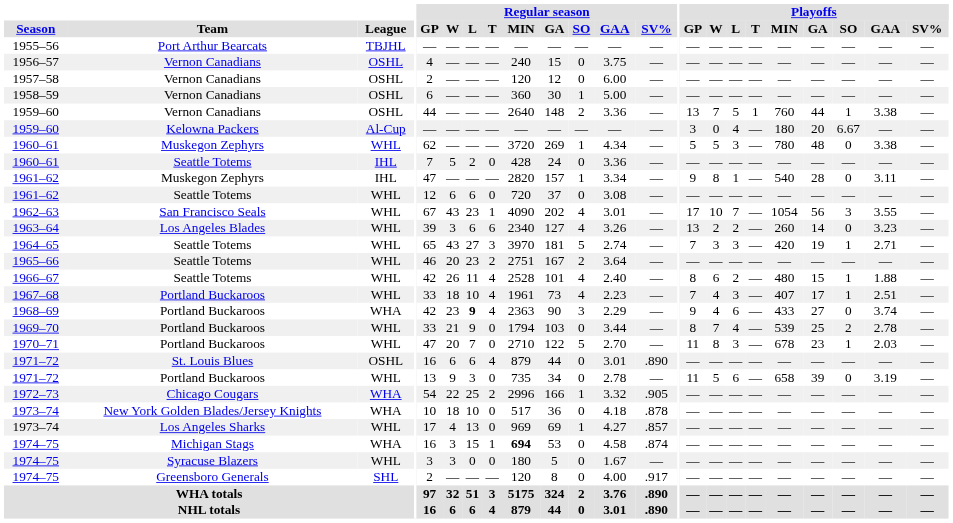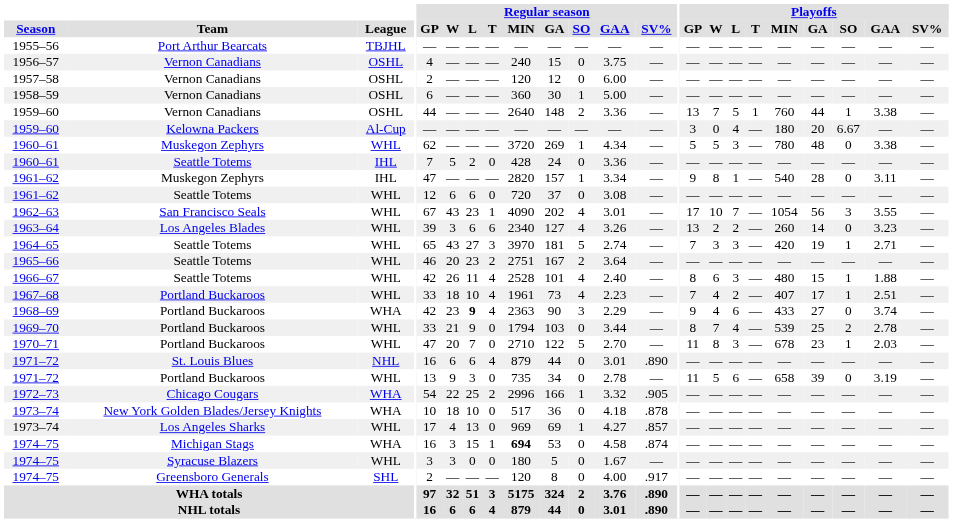(736, 277) 2 -> (736, 277) 3
(736, 294) 3 -> (736, 294) 2
(386, 360) OSHL -> (386, 360) NHL
